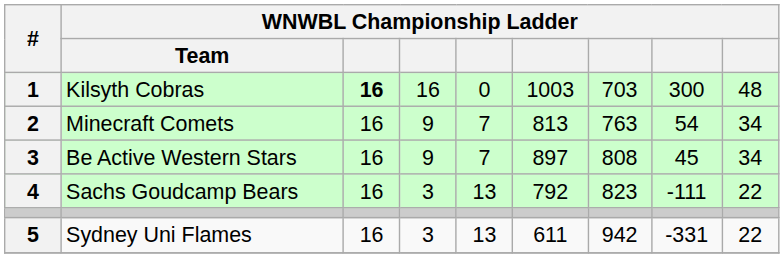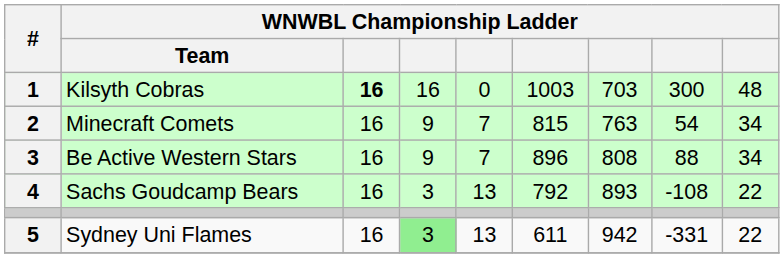(550, 124) 813 -> (550, 124) 815
(550, 158) 897 -> (550, 158) 896
(687, 158) 45 -> (687, 158) 88
(620, 191) 823 -> (620, 191) 893
(687, 191) -111 -> (687, 191) -108
(428, 235) no background -> (428, 235) lightgreen background
